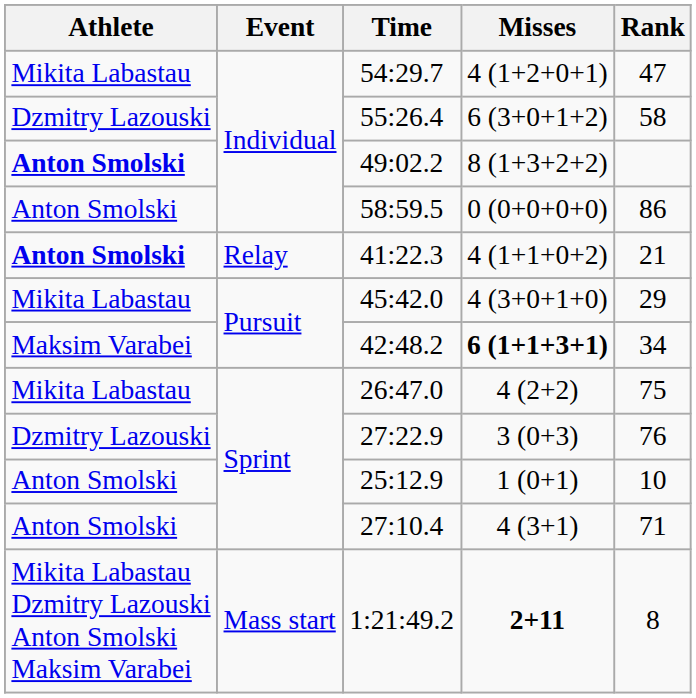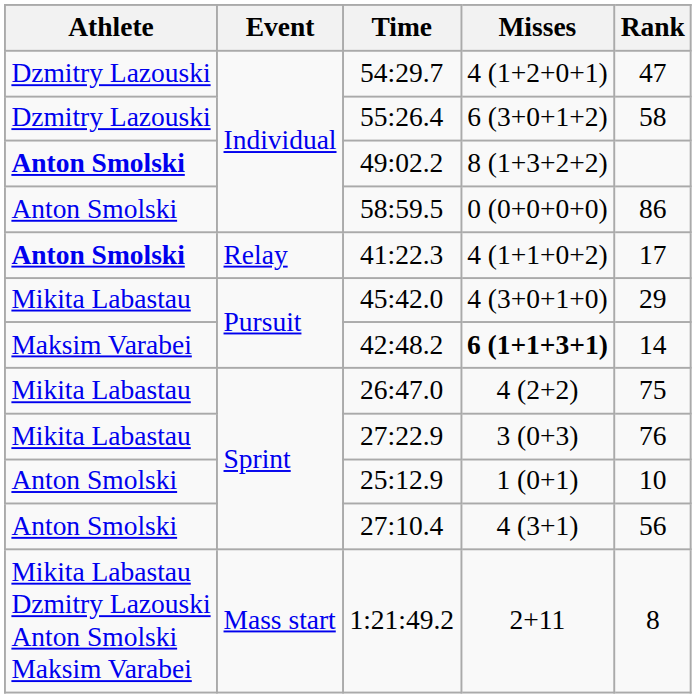(101, 72) Mikita Labastau -> (111, 72) Dzmitry Lazouski
(653, 254) 21 -> (653, 254) 17
(653, 345) 34 -> (653, 345) 14
(111, 435) Dzmitry Lazouski -> (101, 435) Mikita Labastau
(653, 526) 71 -> (653, 526) 56
(537, 620) bold -> (537, 620) normal
